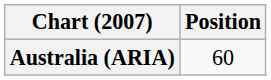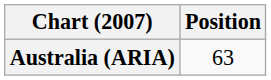(223, 57) 60 -> (223, 57) 63
